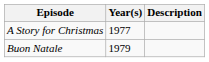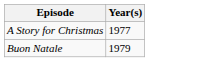- column: (175, 13)
